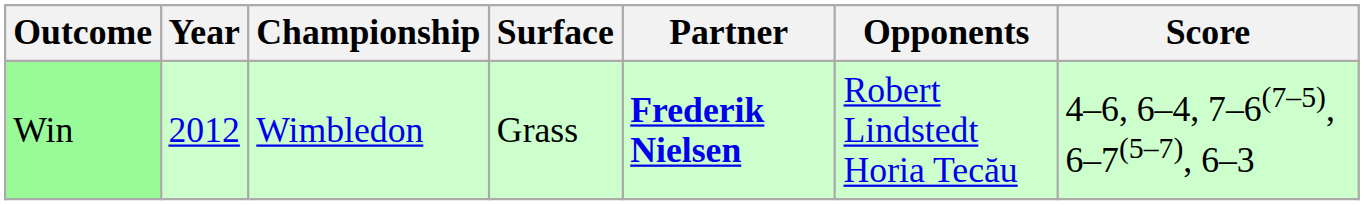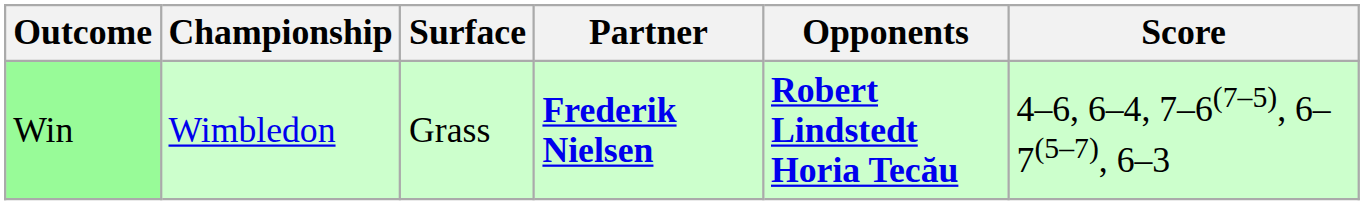- column: (204, 32)
(931, 129) normal -> (865, 129) bold
